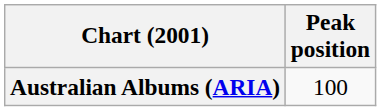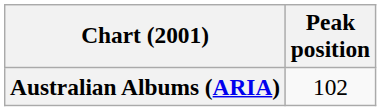(330, 86) 100 -> (330, 86) 102
